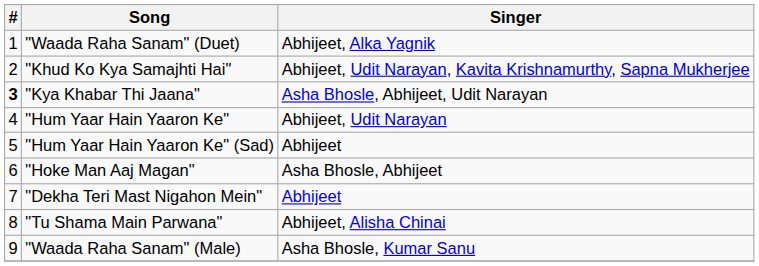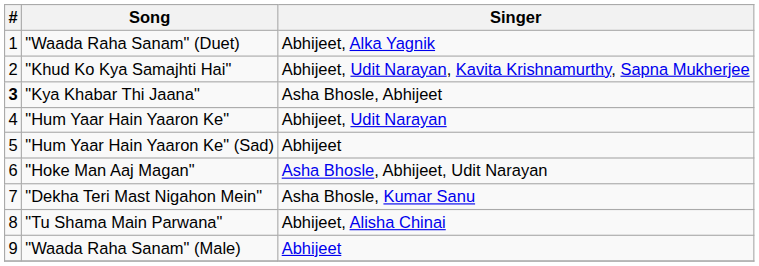(415, 94) Asha Bhosle, Abhijeet, Udit Narayan -> (362, 94) Asha Bhosle, Abhijeet
(362, 171) Asha Bhosle, Abhijeet -> (415, 171) Asha Bhosle, Abhijeet, Udit Narayan
(312, 196) Abhijeet -> (378, 196) Asha Bhosle, Kumar Sanu
(378, 248) Asha Bhosle, Kumar Sanu -> (312, 248) Abhijeet
